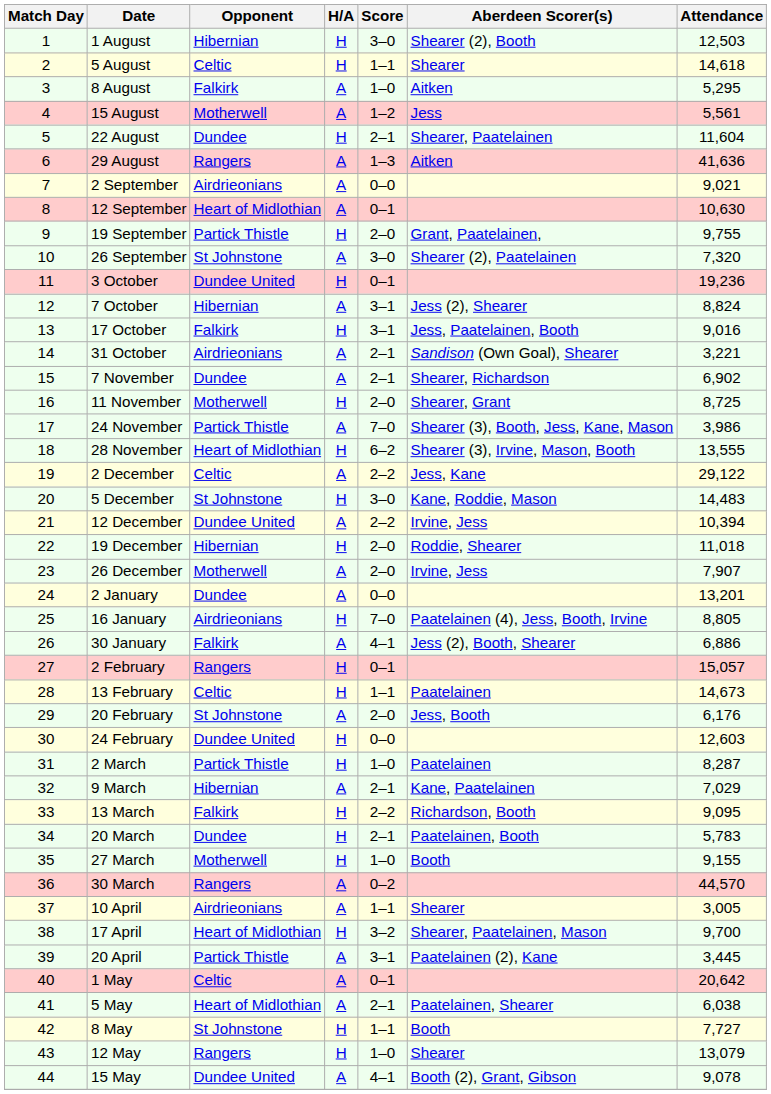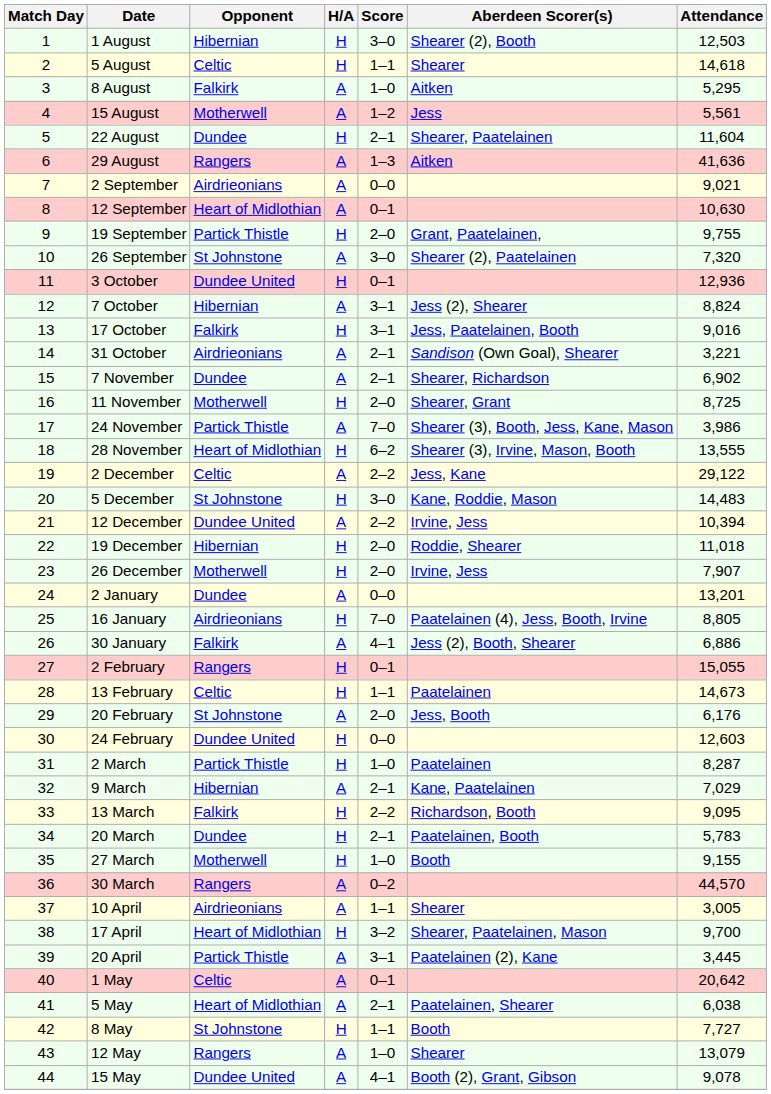(722, 281) 19,236 -> (722, 281) 12,936
(341, 570) A -> (341, 570) H
(722, 667) 15,057 -> (722, 667) 15,055
(341, 1053) H -> (341, 1053) A
